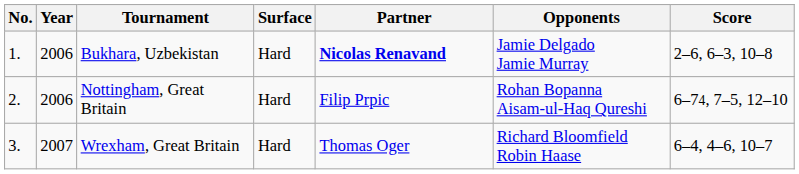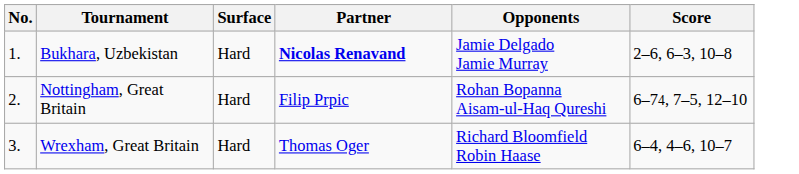- column: (57, 17)
